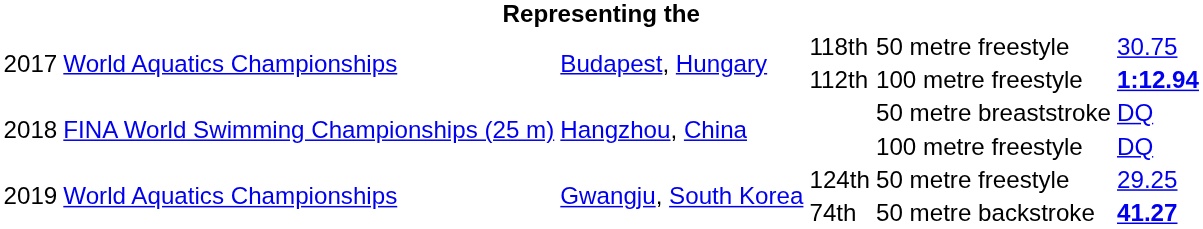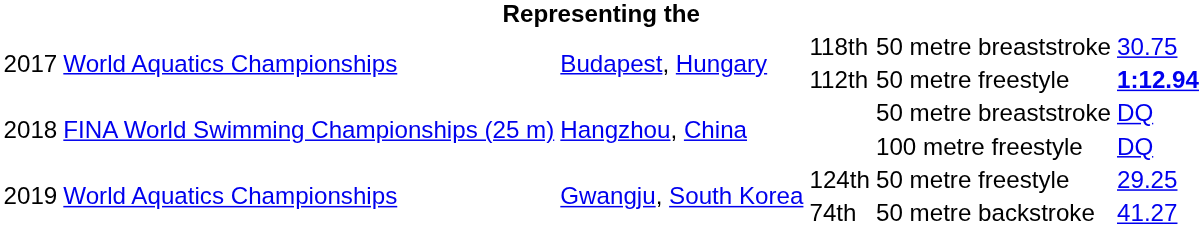(973, 47) 50 metre freestyle -> (993, 47) 50 metre breaststroke
(979, 80) 100 metre freestyle -> (973, 80) 50 metre freestyle
(1147, 213) bold -> (1147, 213) normal
